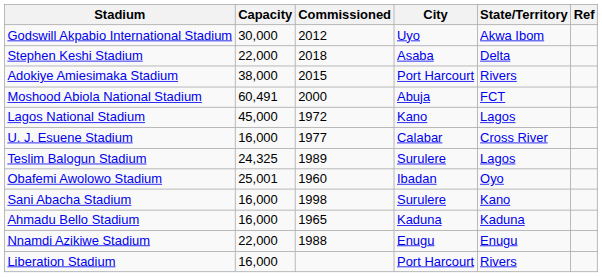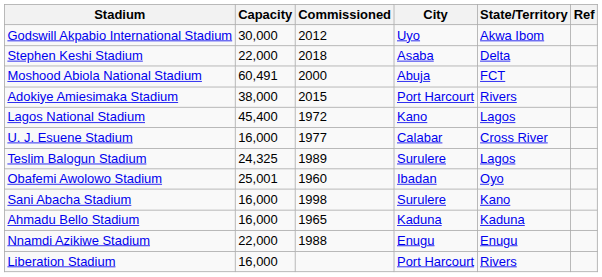rows swapped: (93, 76) <-> (105, 96)
(258, 117) 45,000 -> (258, 117) 45,400
